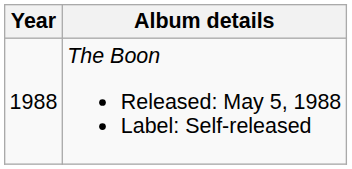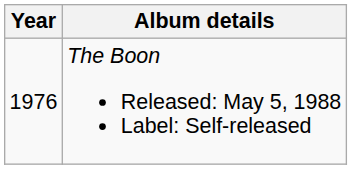(33, 101) 1988 -> (33, 101) 1976
